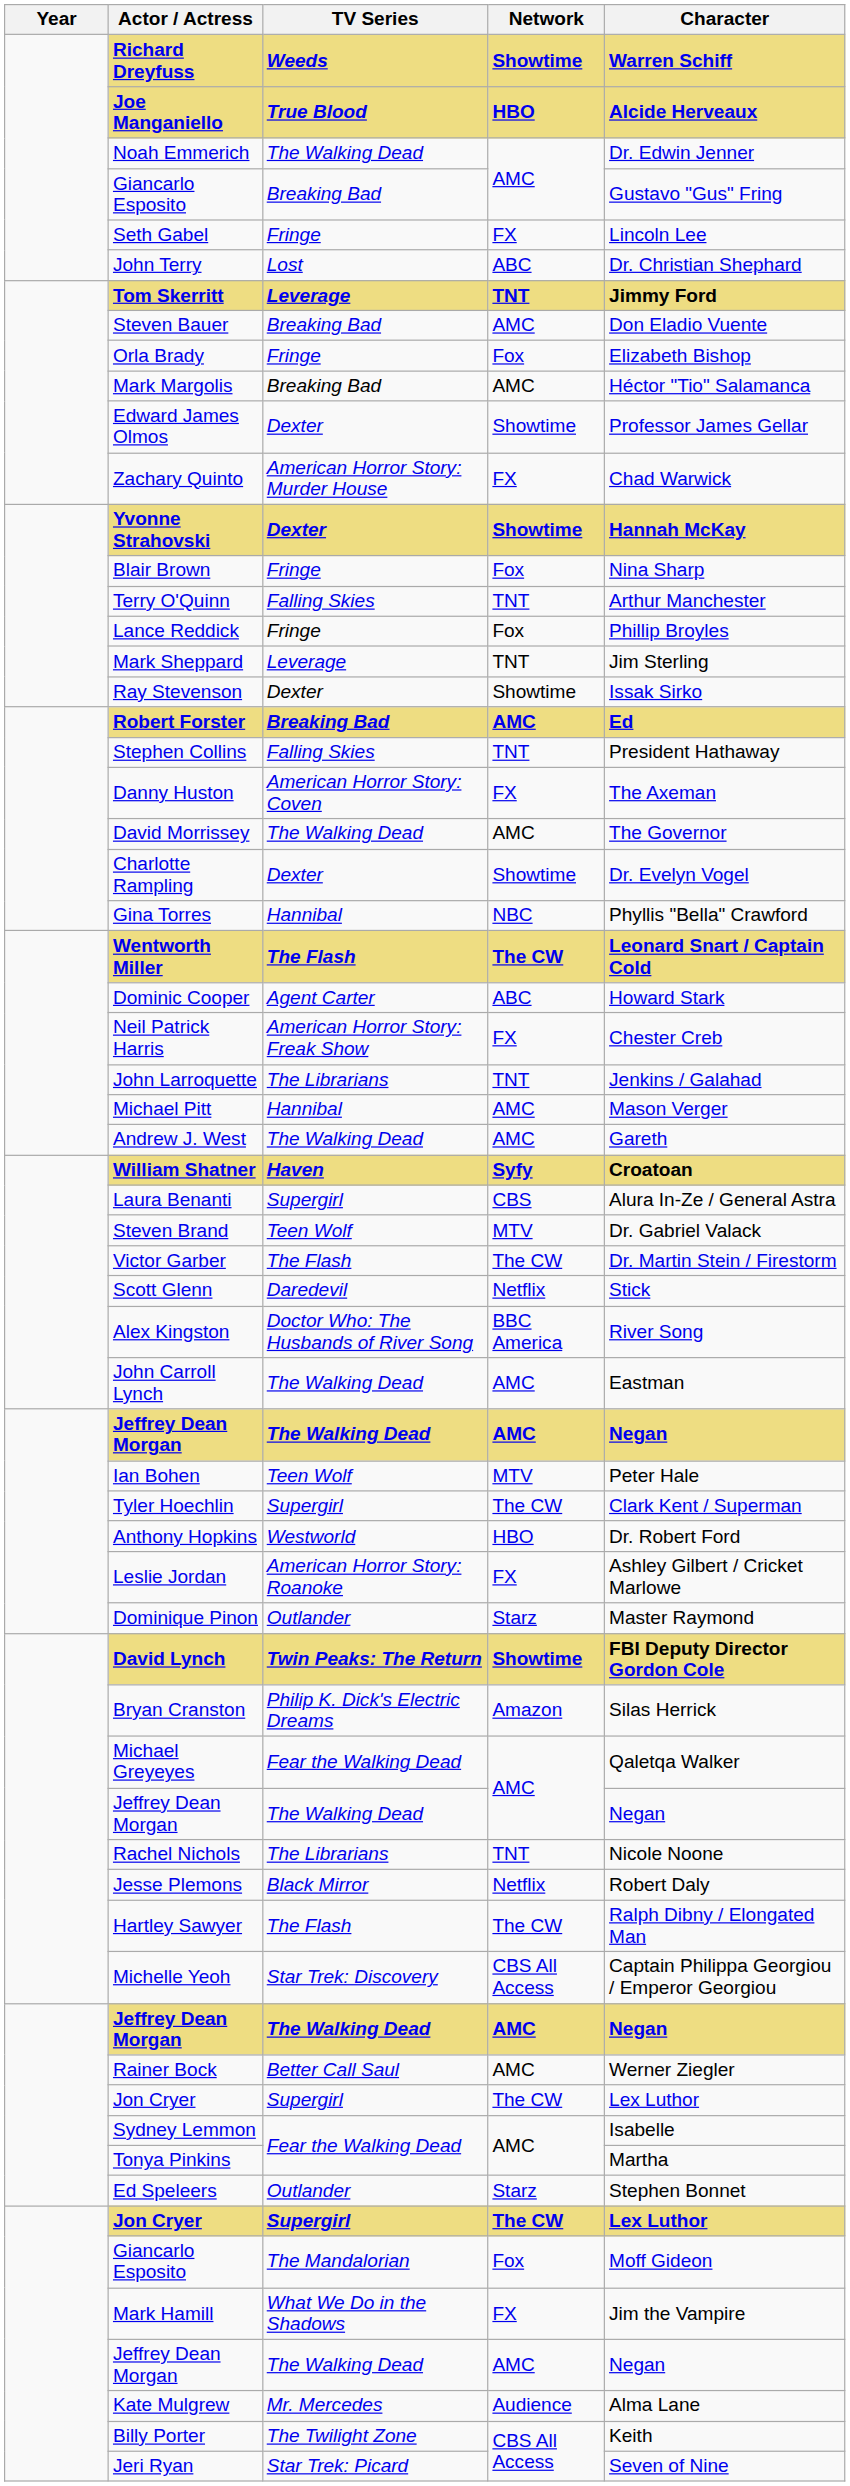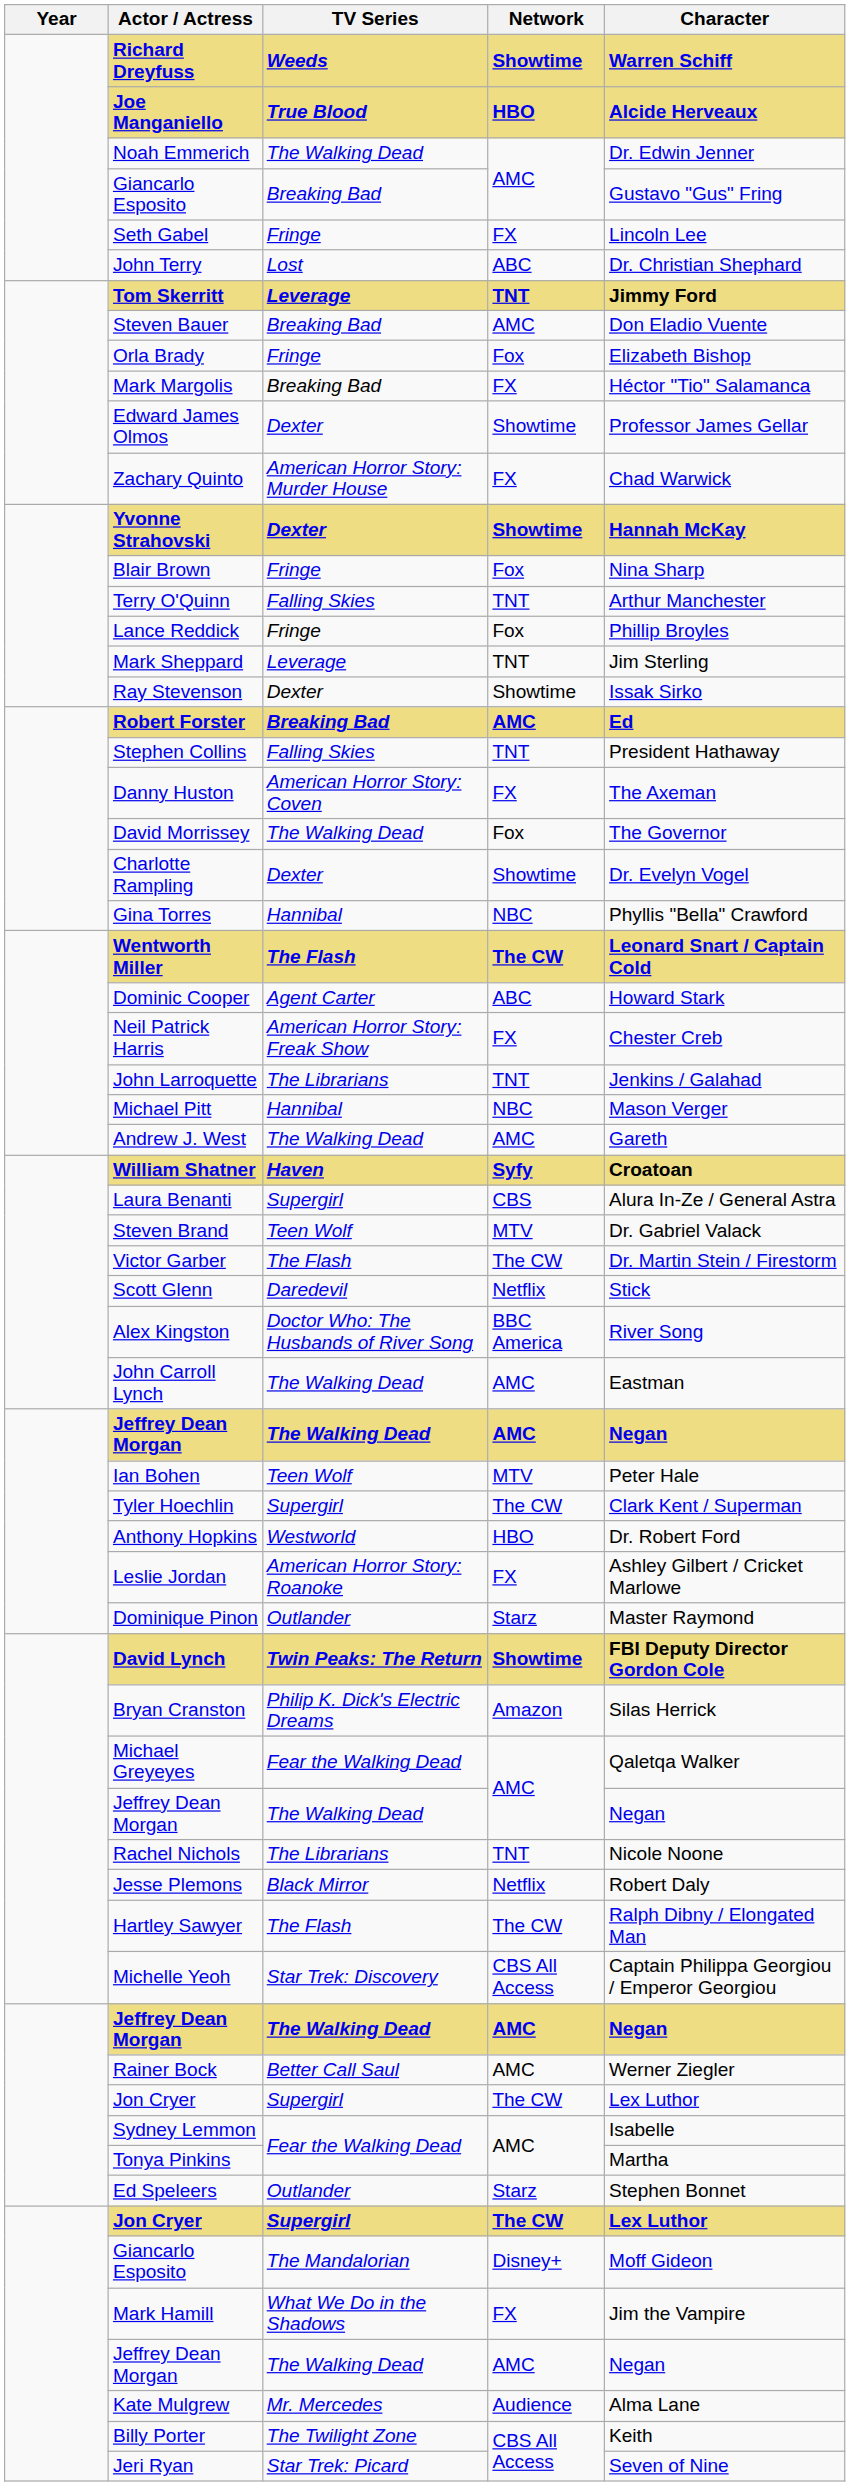(514, 385) AMC -> (505, 385) FX
(514, 833) AMC -> (508, 833) Fox
(514, 1109) AMC -> (513, 1109) NBC
(508, 2261) Fox -> (527, 2261) Disney+
